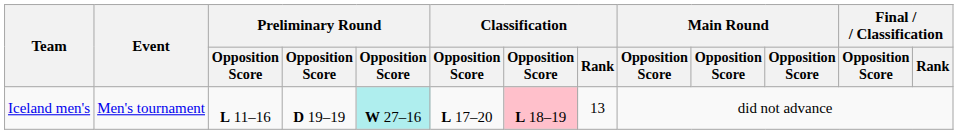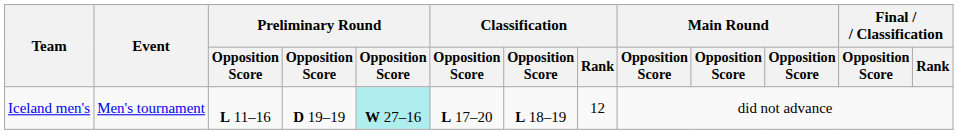(541, 117) pink background -> (541, 117) no background
(598, 108) 13 -> (598, 108) 12
